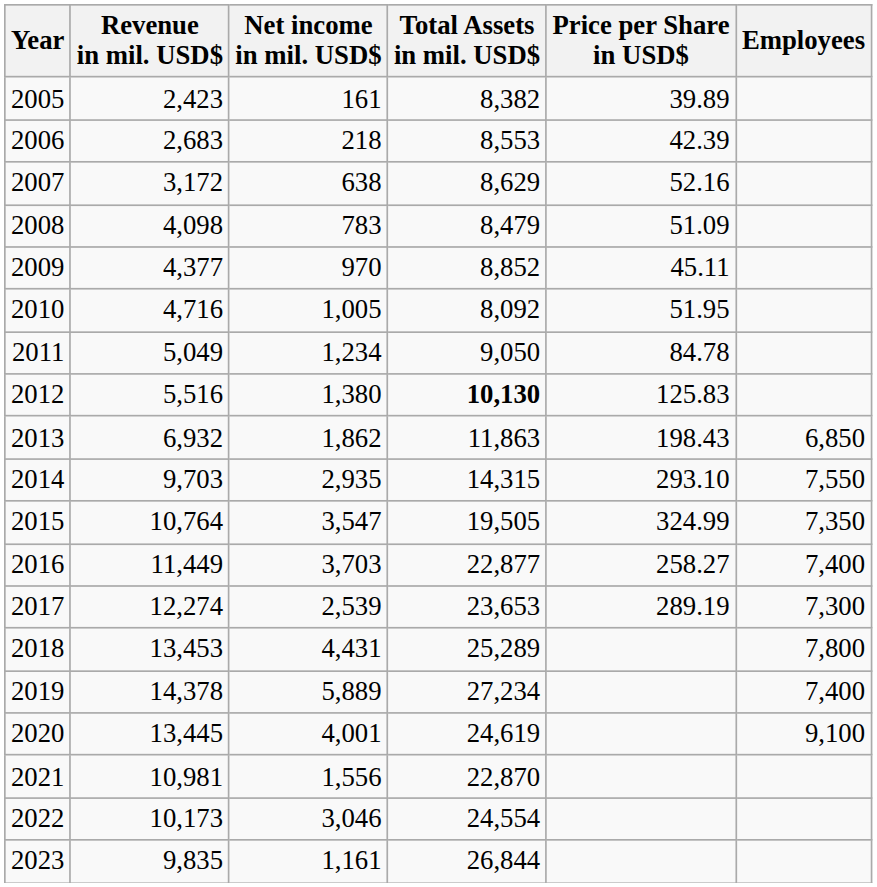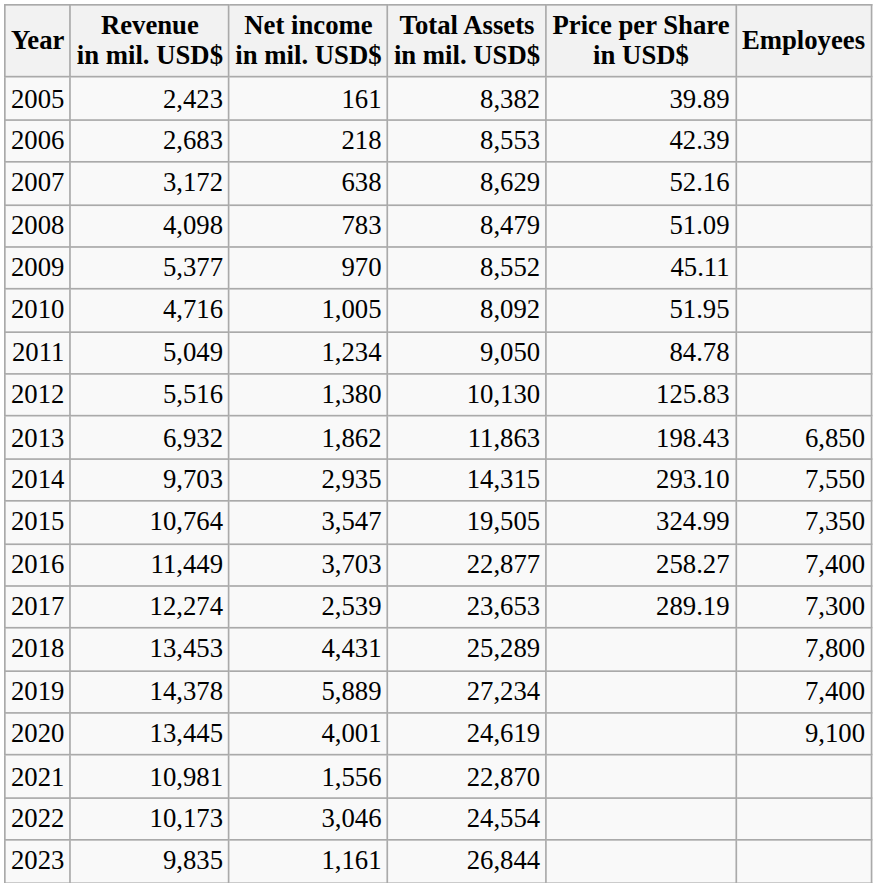(193, 267) 4,377 -> (193, 267) 5,377
(510, 267) 8,852 -> (510, 267) 8,552
(503, 394) bold -> (503, 394) normal
